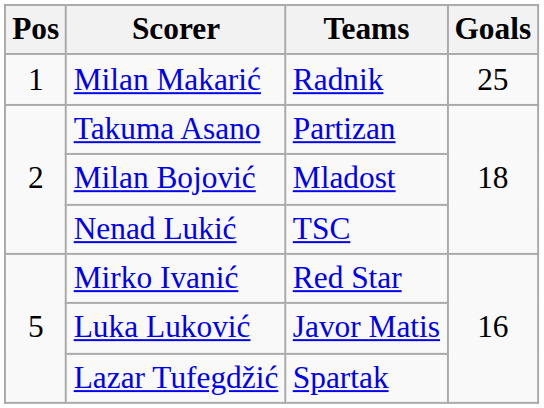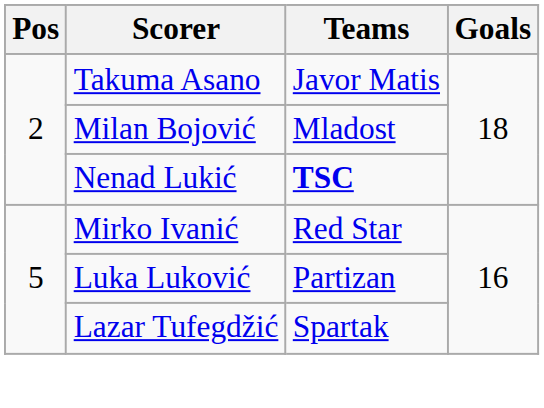- row: (167, 79)
(344, 128) Partizan -> (366, 79) Javor Matis
(322, 228) normal -> (323, 178) bold
(366, 327) Javor Matis -> (344, 278) Partizan
